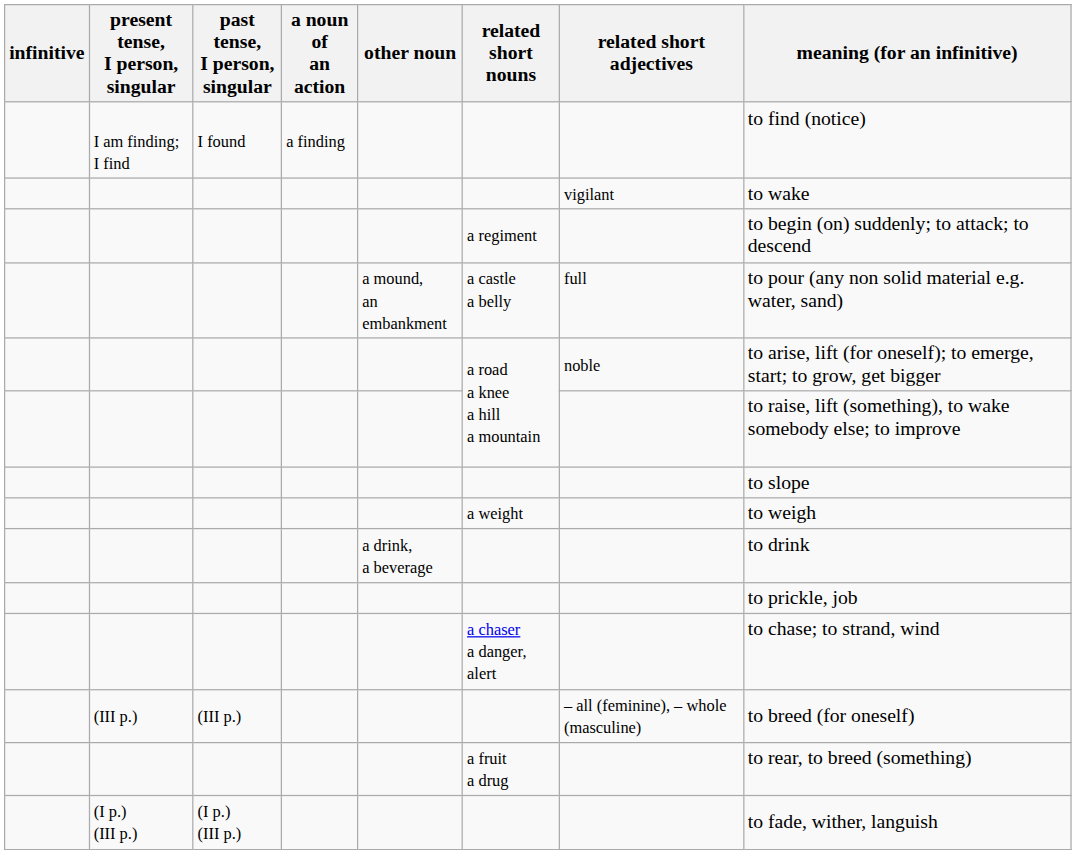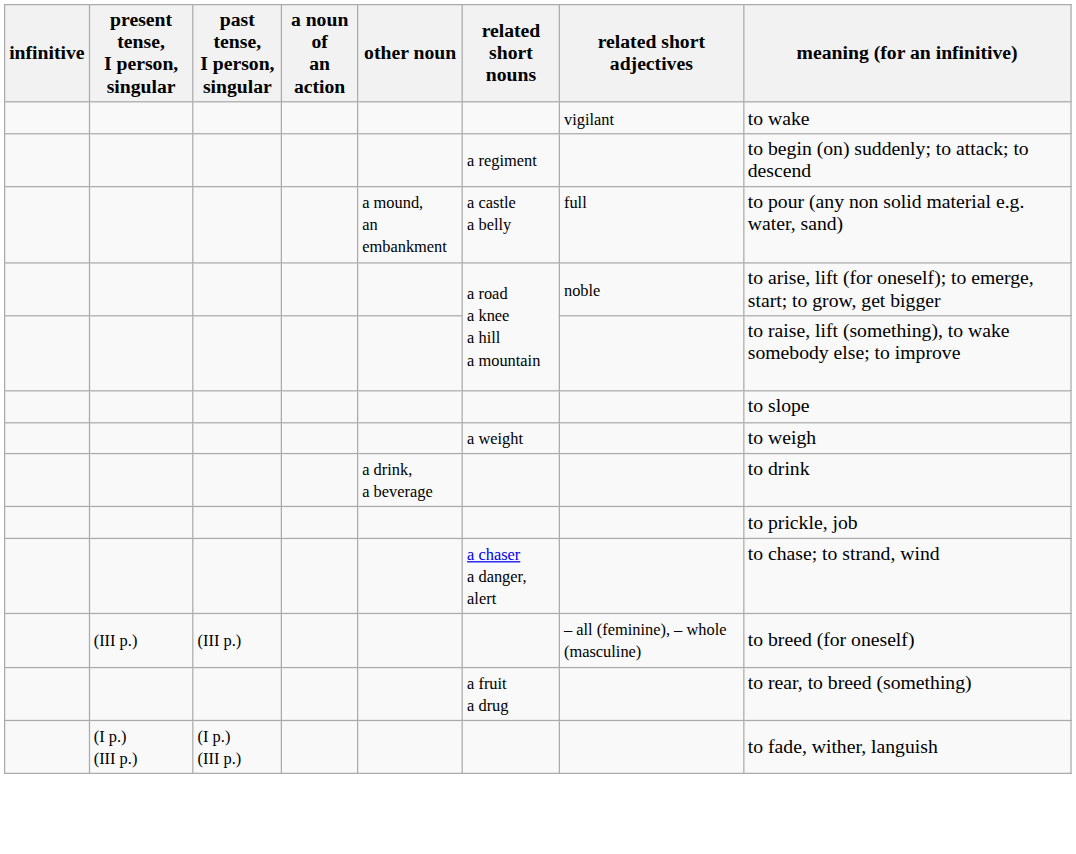- row: (136, 152)
